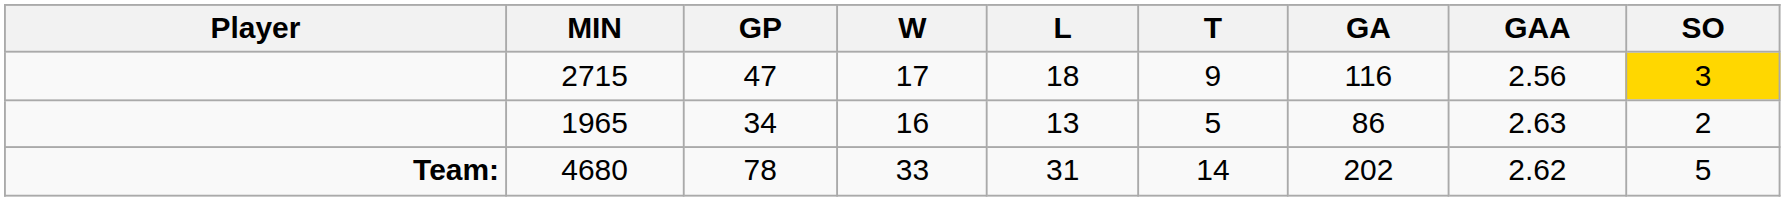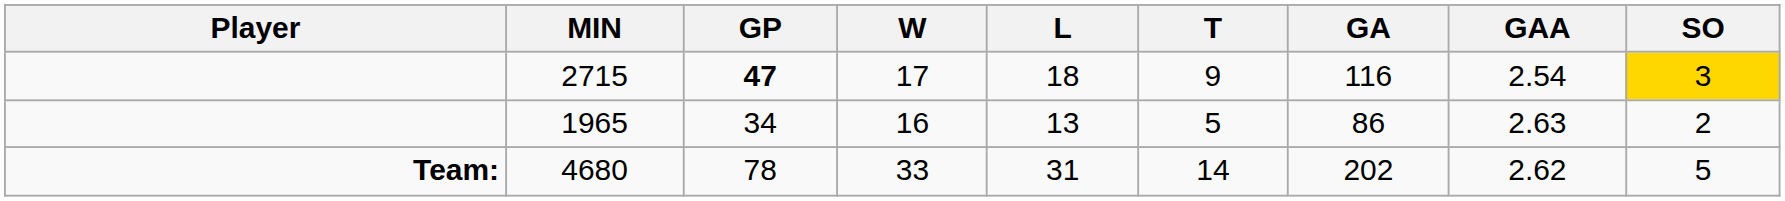(760, 75) normal -> (760, 75) bold
(1537, 75) 2.56 -> (1537, 75) 2.54
